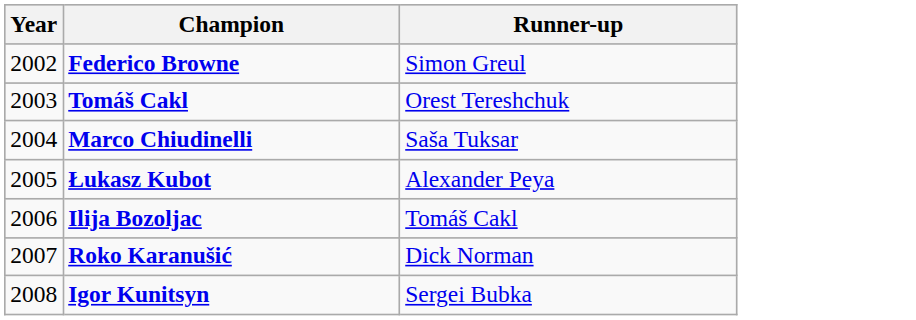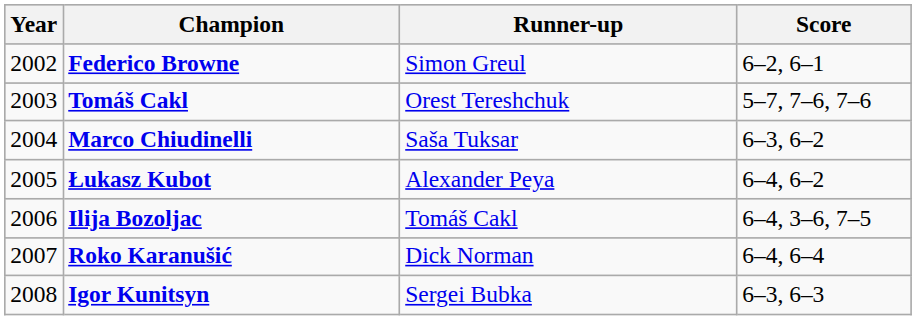+ column: (824, 24)
